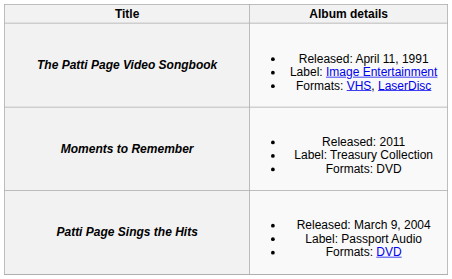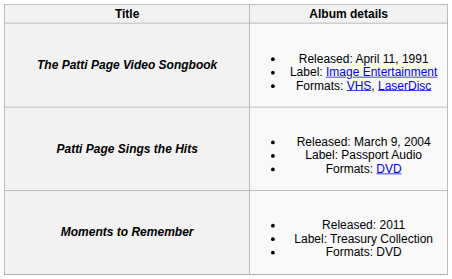rows swapped: (127, 232) <-> (127, 148)
